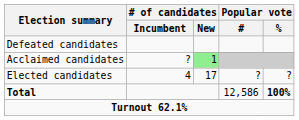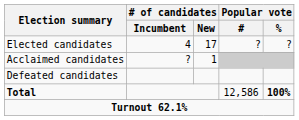rows swapped: (60, 76) <-> (62, 44)
(214, 60) lightgreen background -> (214, 60) no background
